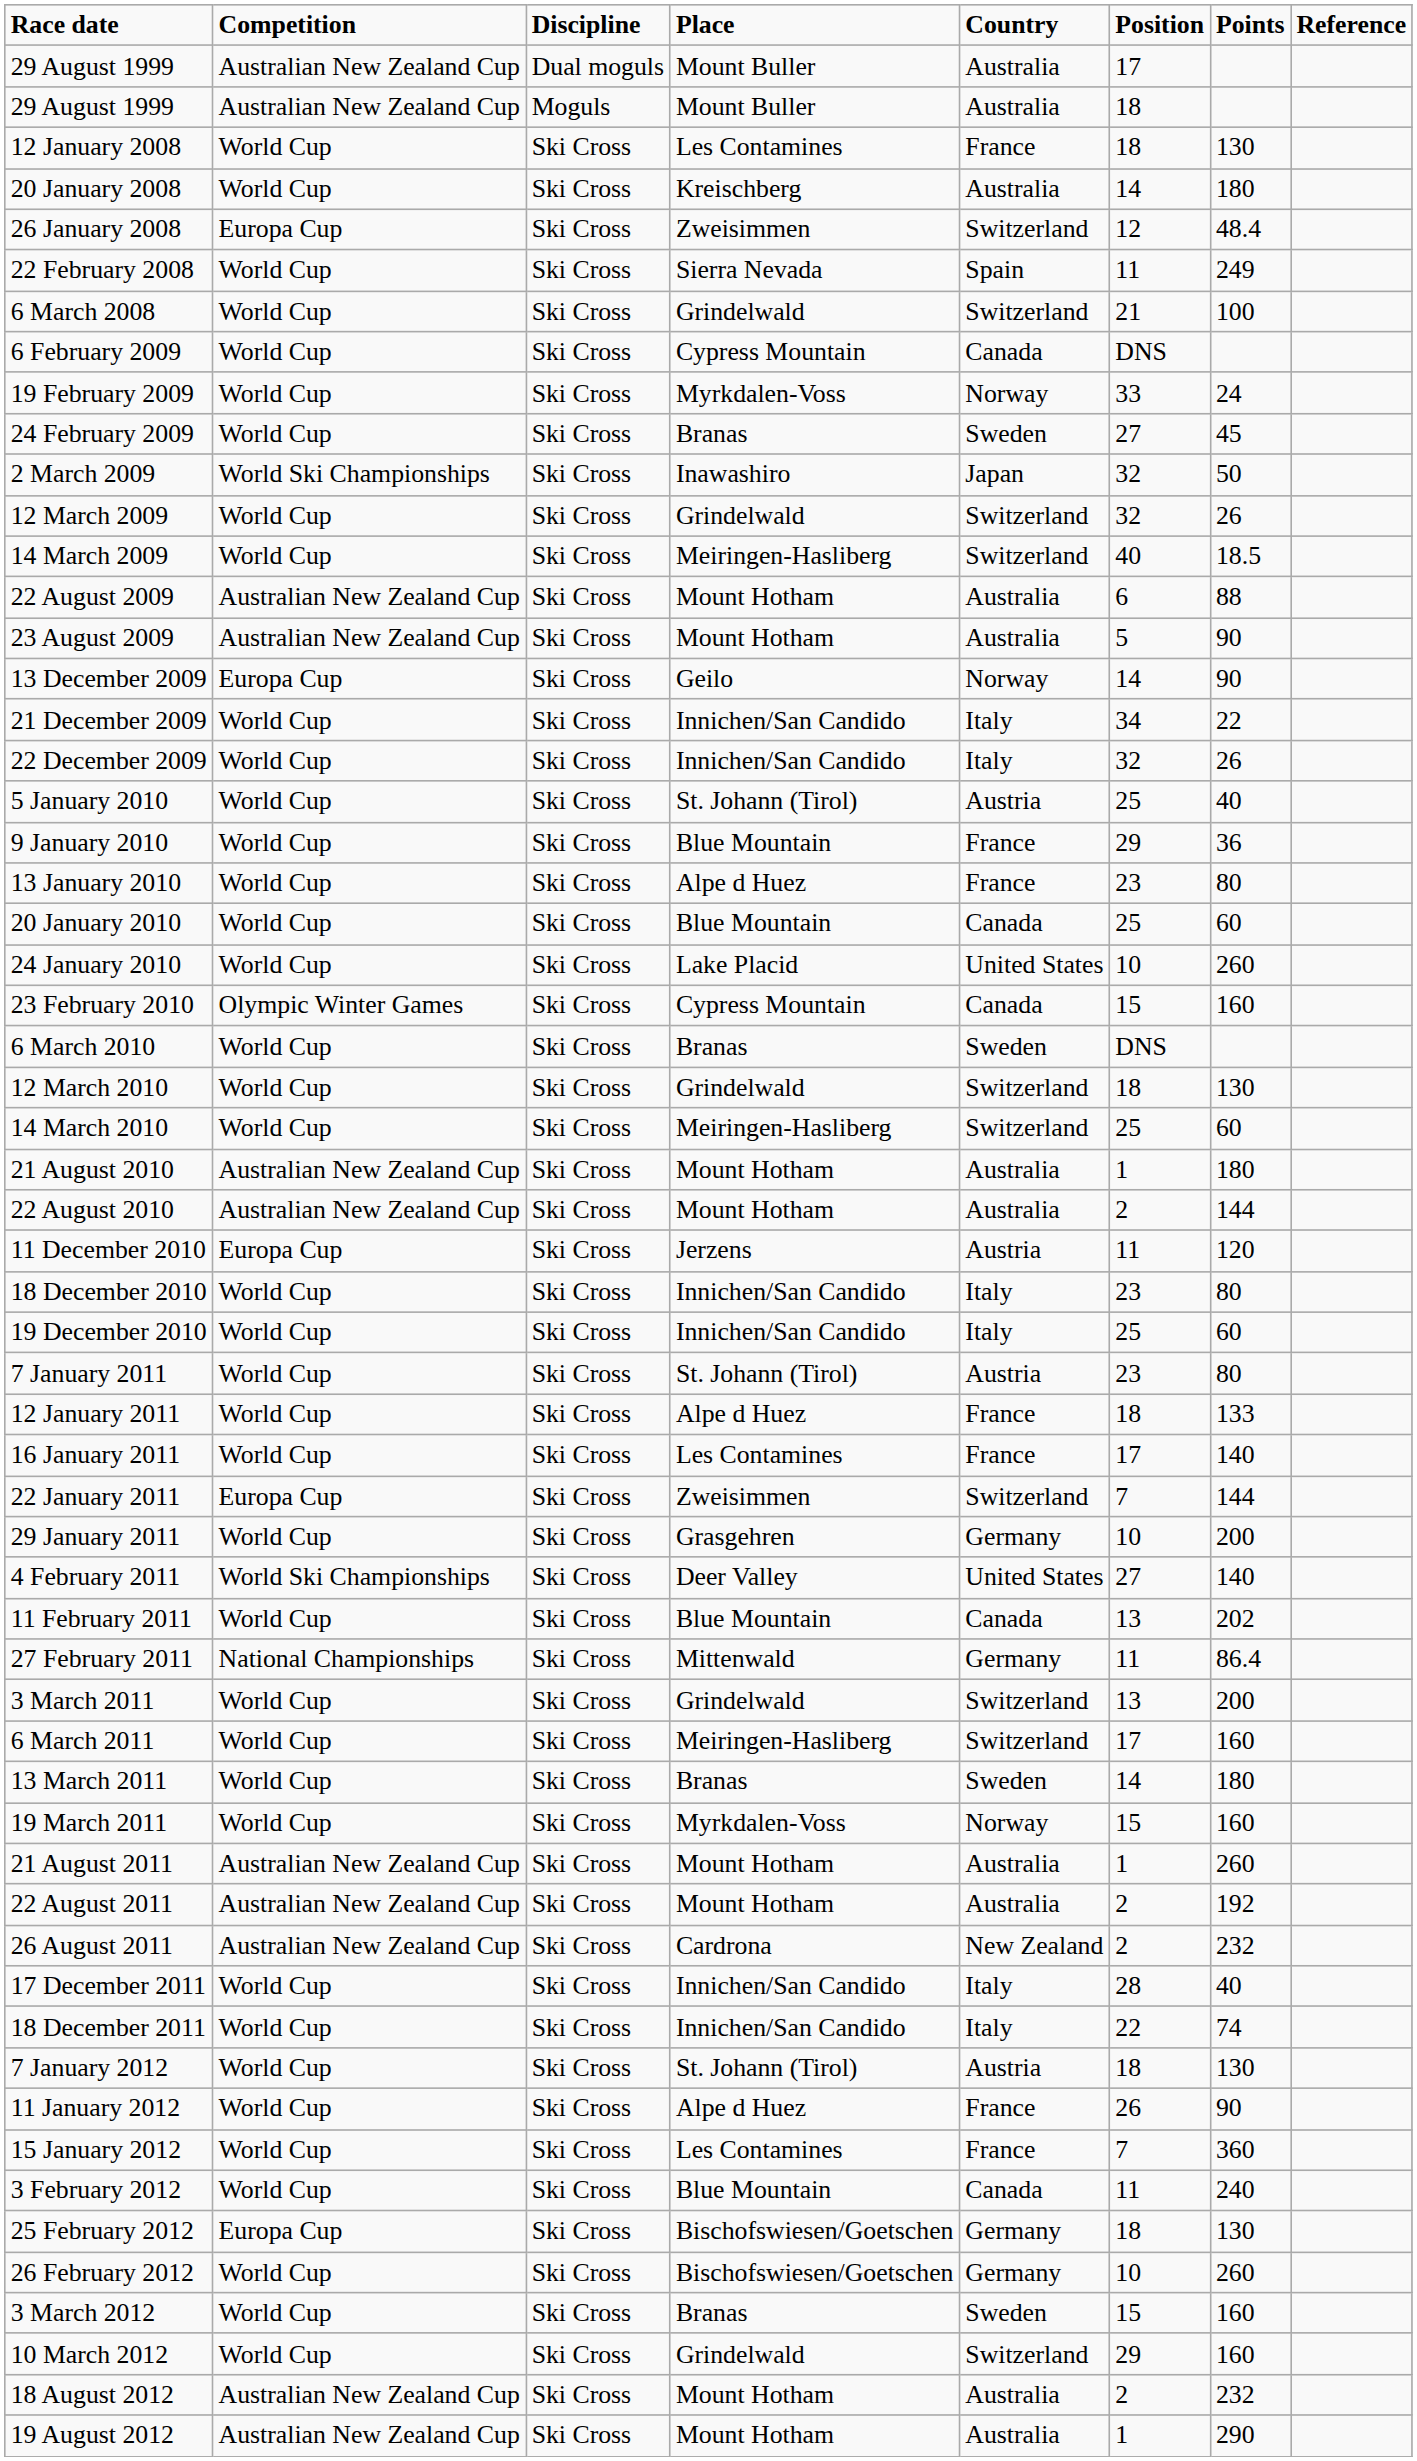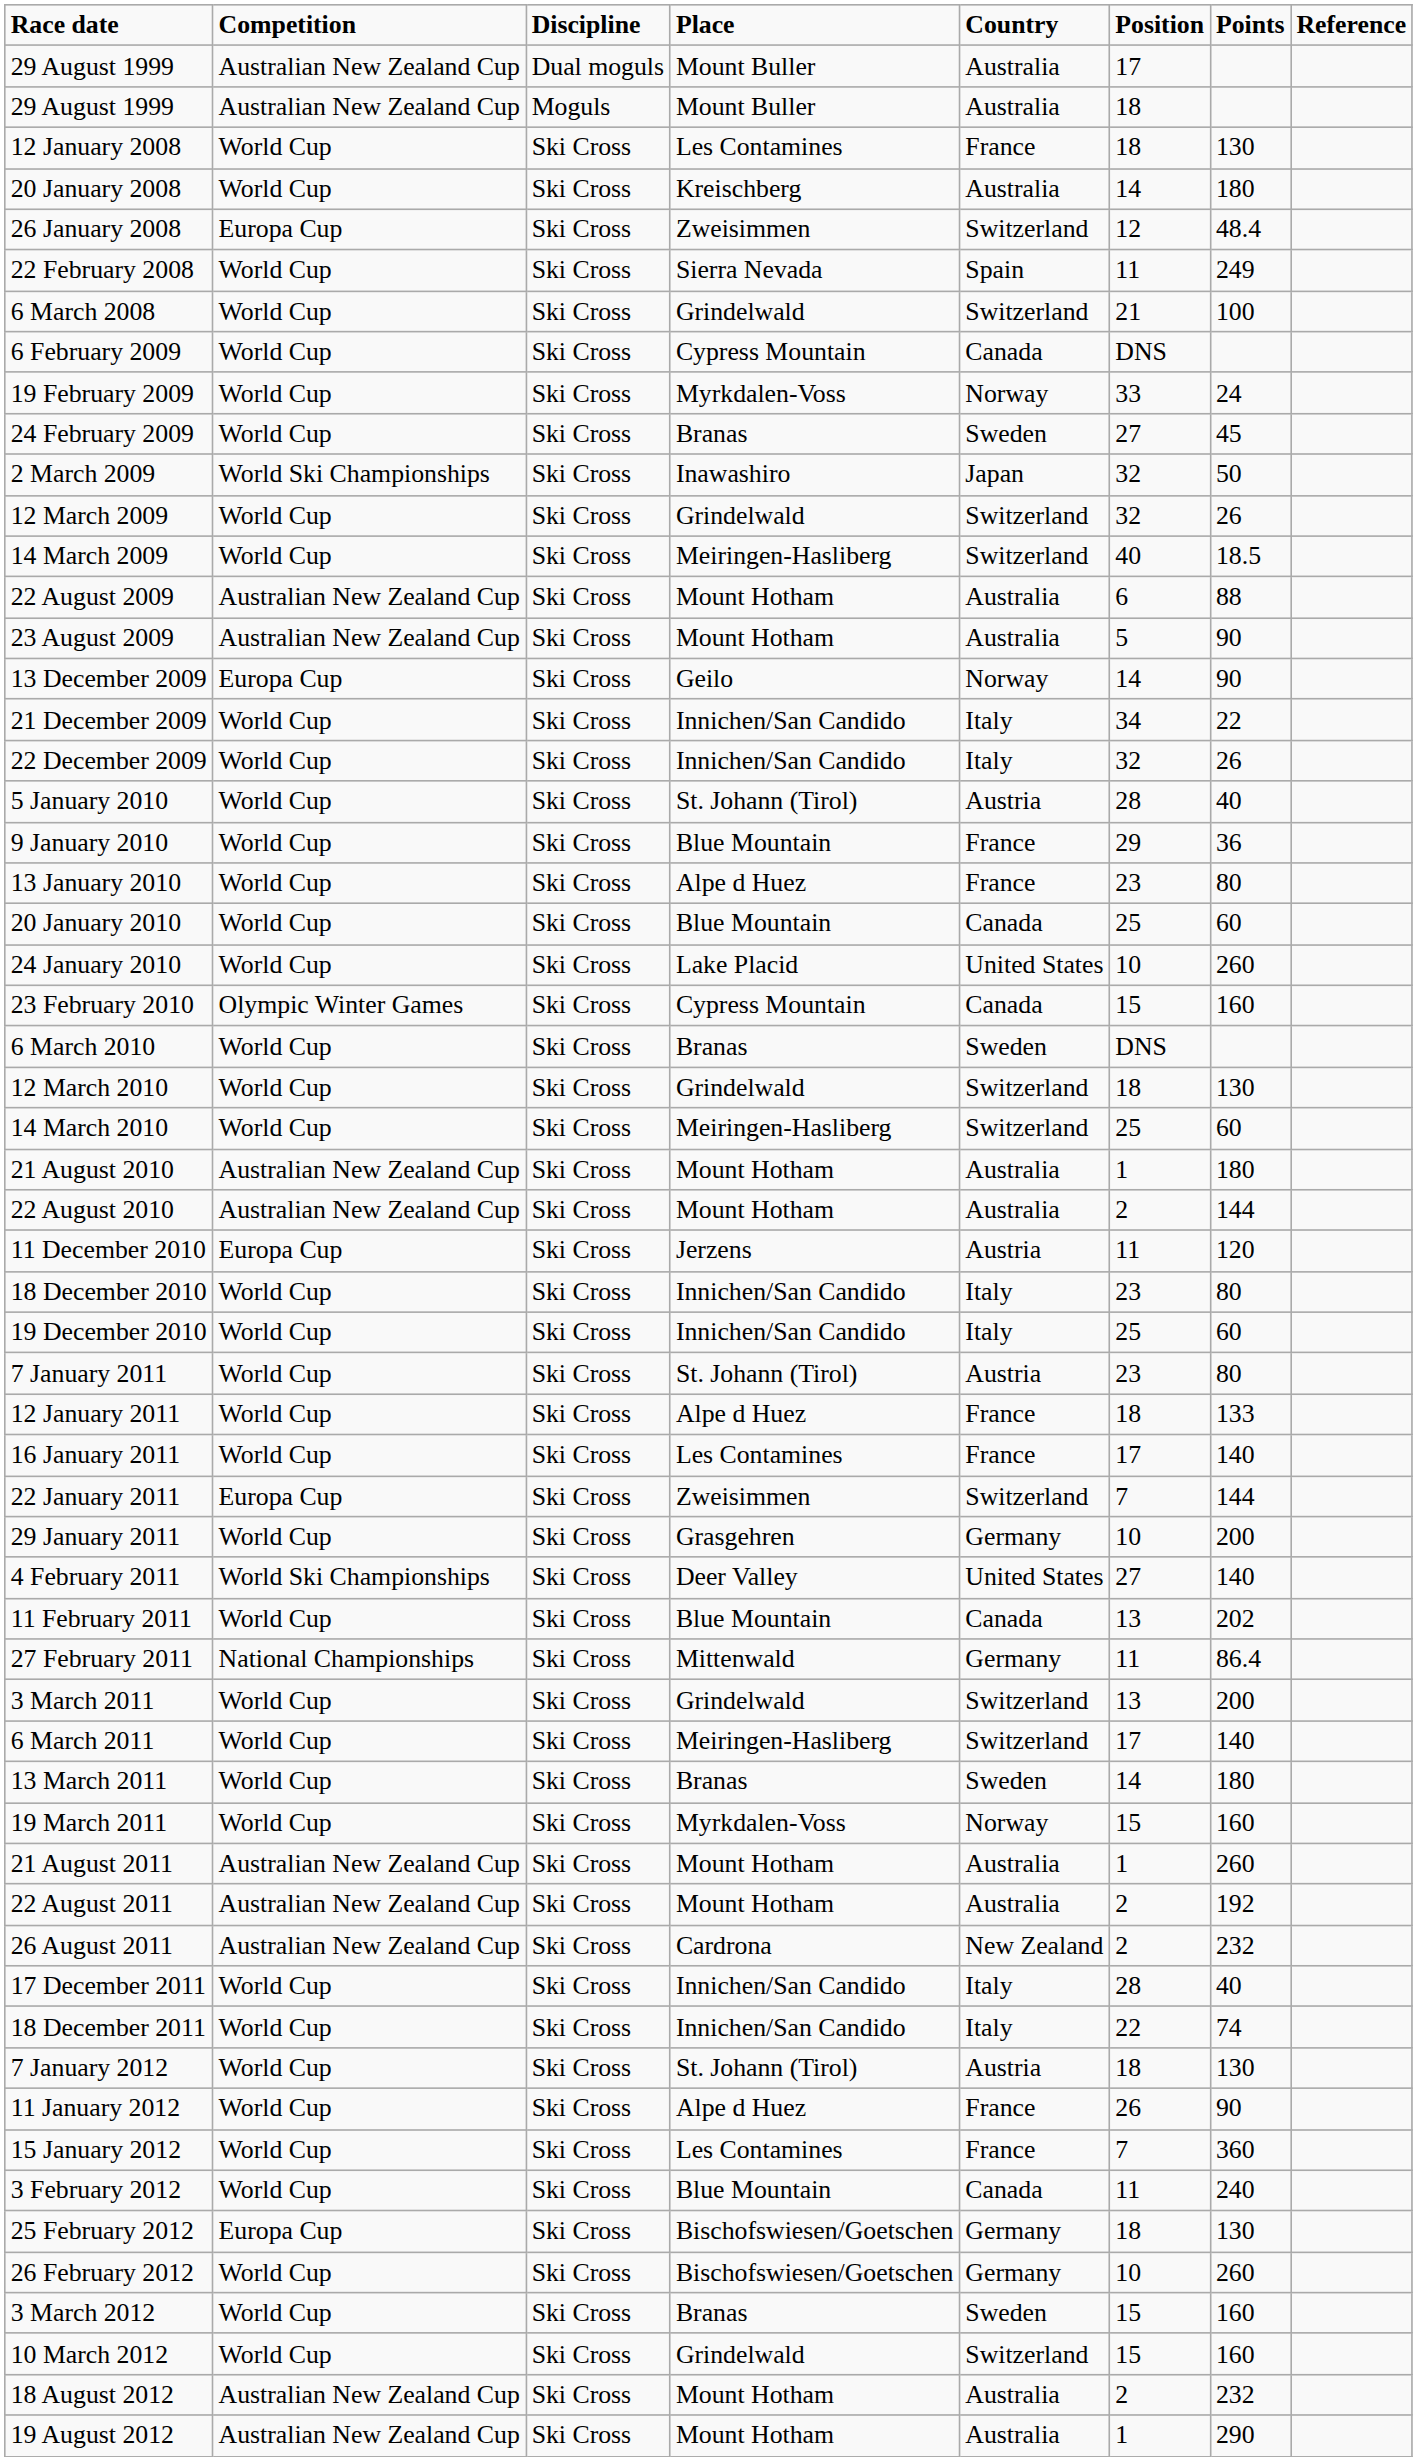(1128, 801) 25 -> (1128, 801) 28
(1235, 1740) 160 -> (1235, 1740) 140
(1128, 2353) 29 -> (1128, 2353) 15
